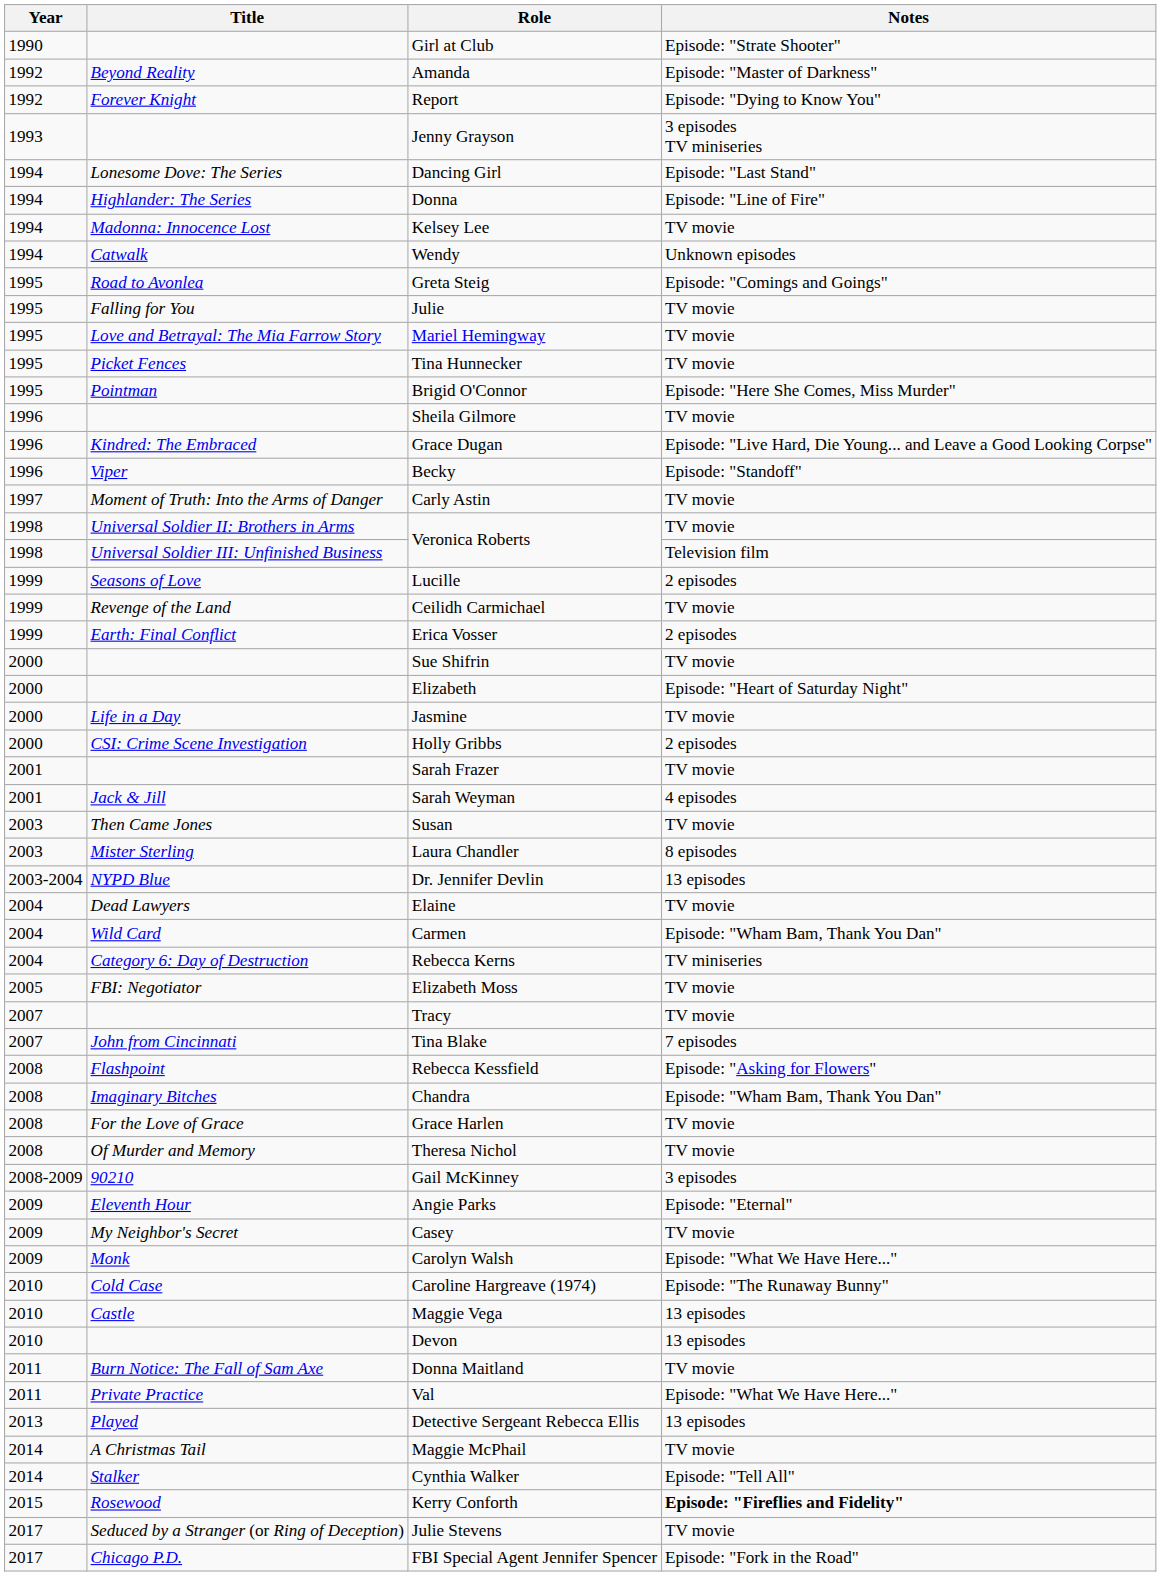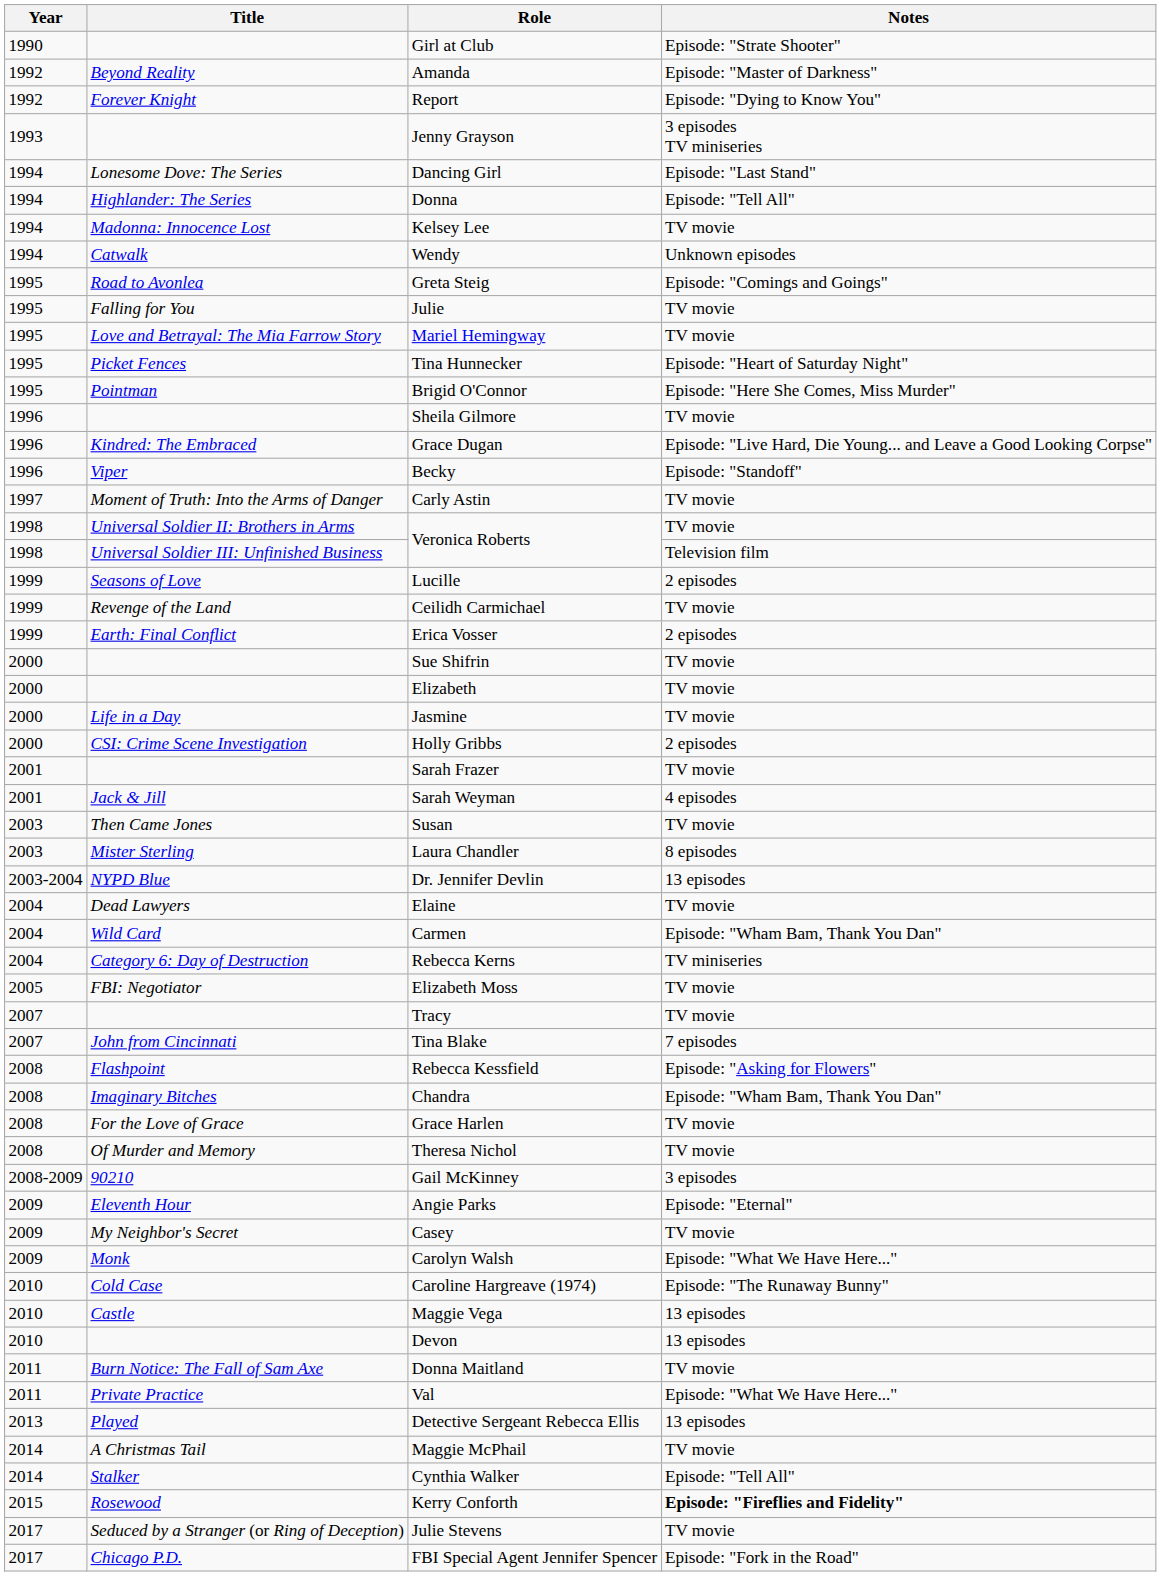(745, 200) Episode: "Line of Fire" -> (730, 200) Episode: "Tell All"
(700, 363) TV movie -> (787, 363) Episode: "Heart of Saturday Night"
(787, 688) Episode: "Heart of Saturday Night" -> (700, 688) TV movie
